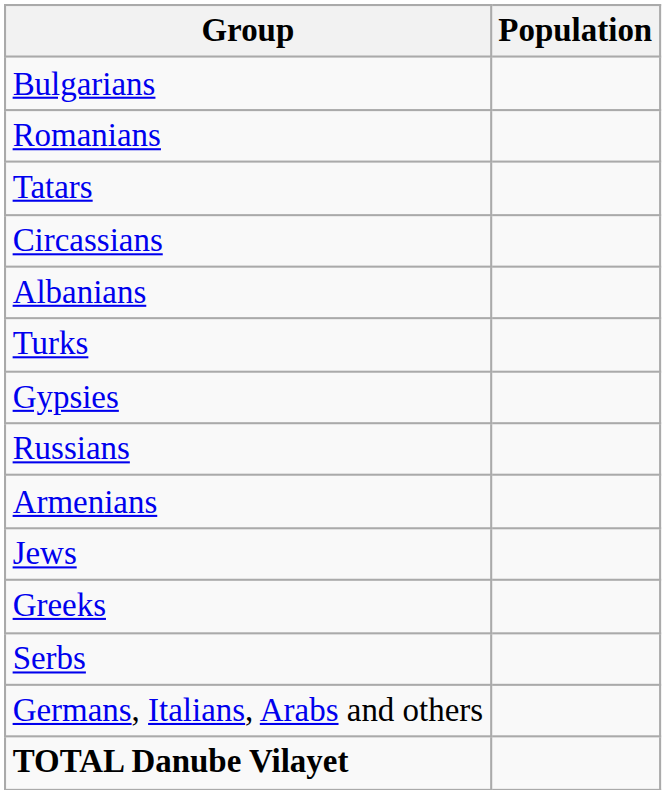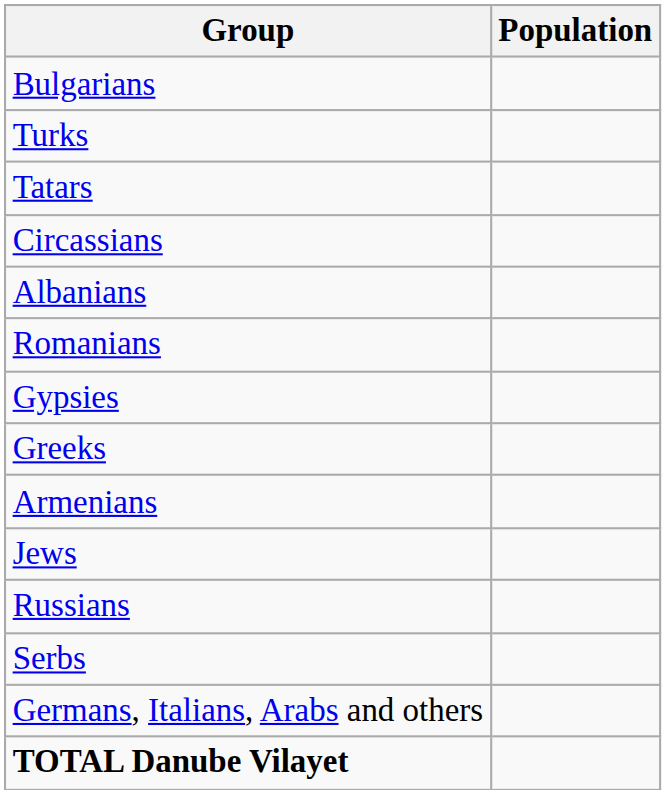rows swapped: (50, 344) <-> (87, 135)
rows swapped: (71, 448) <-> (59, 605)
